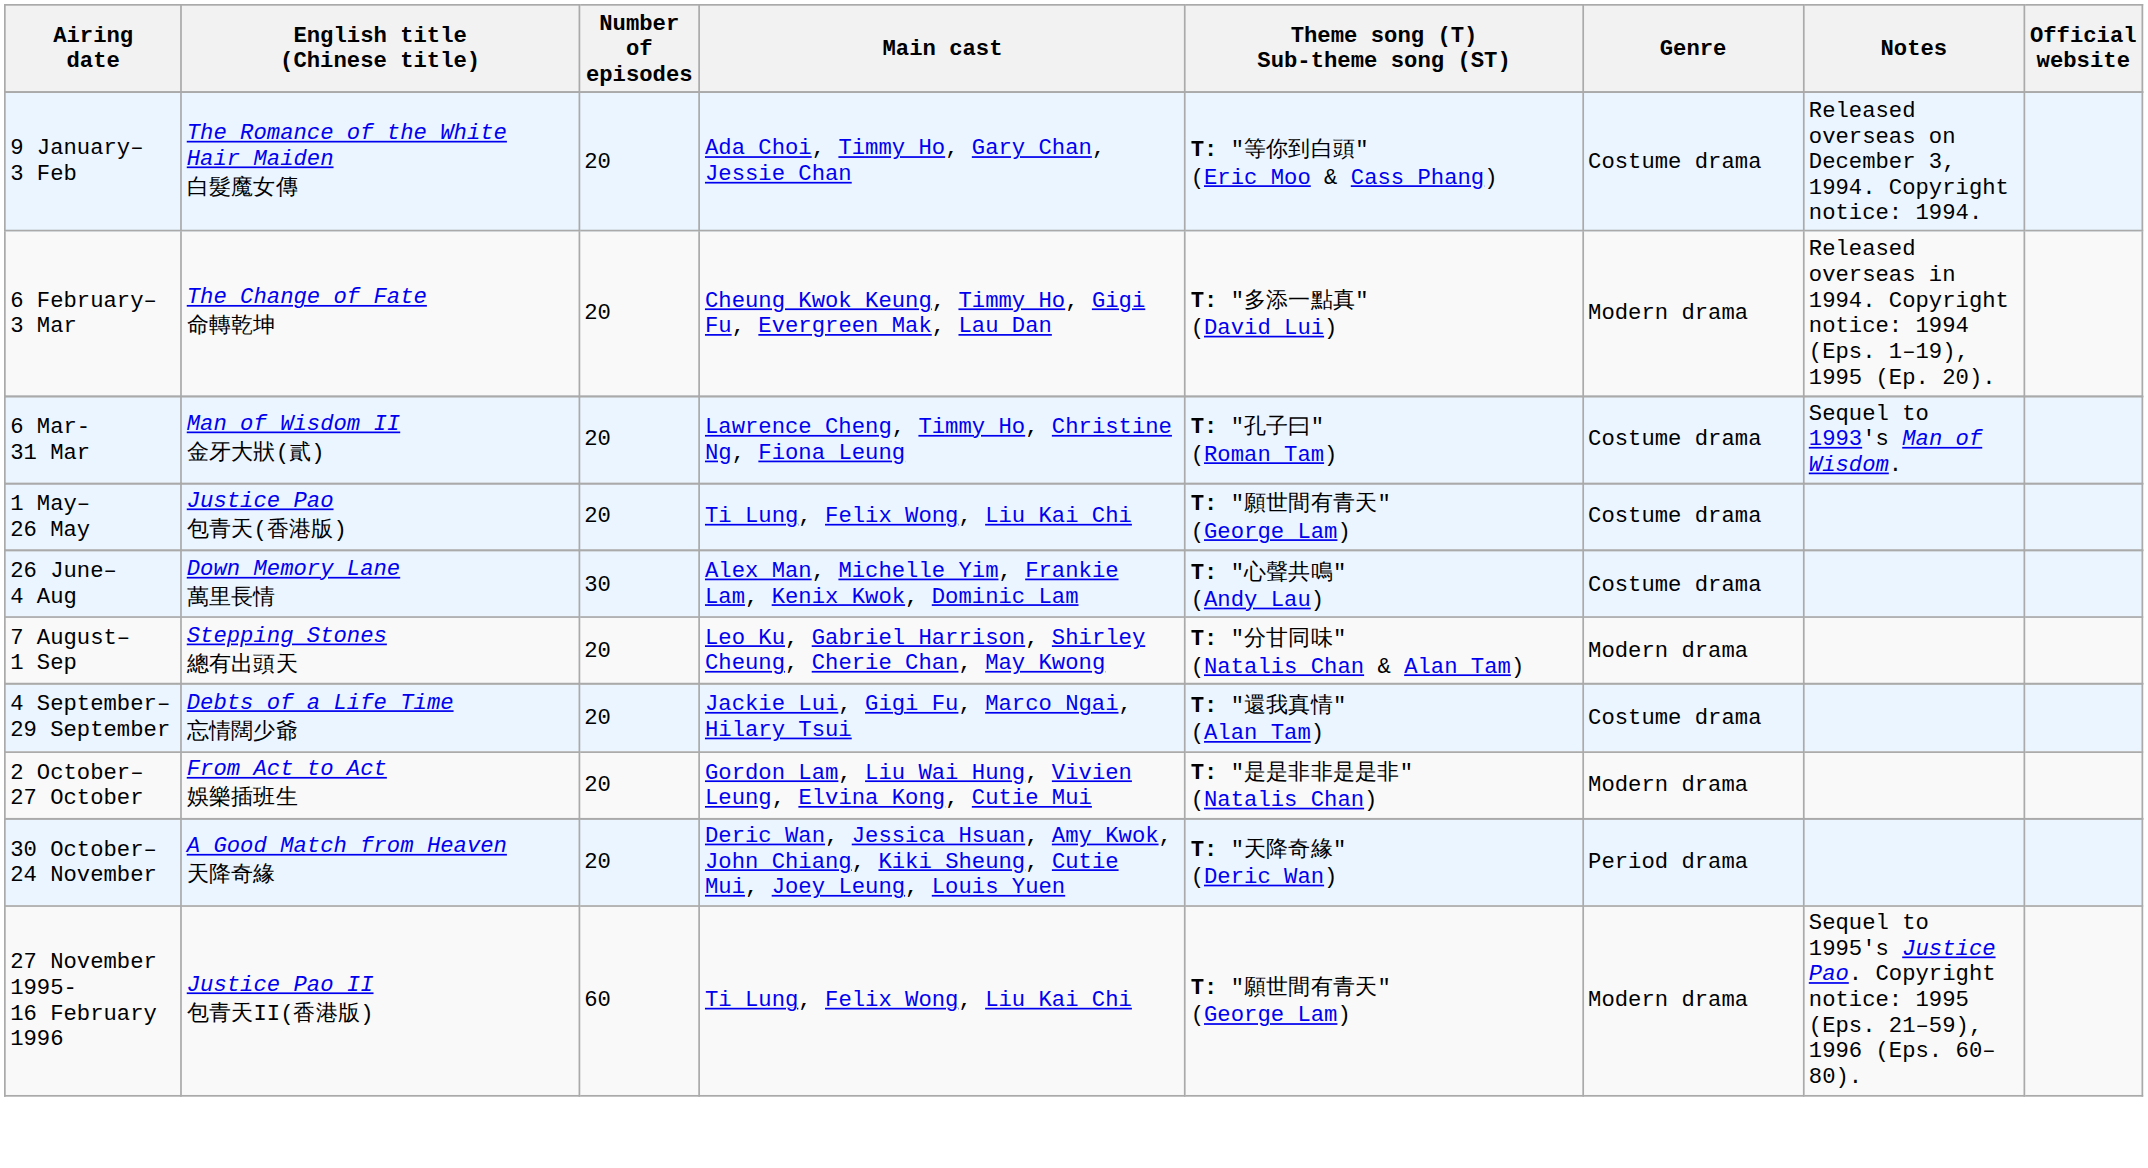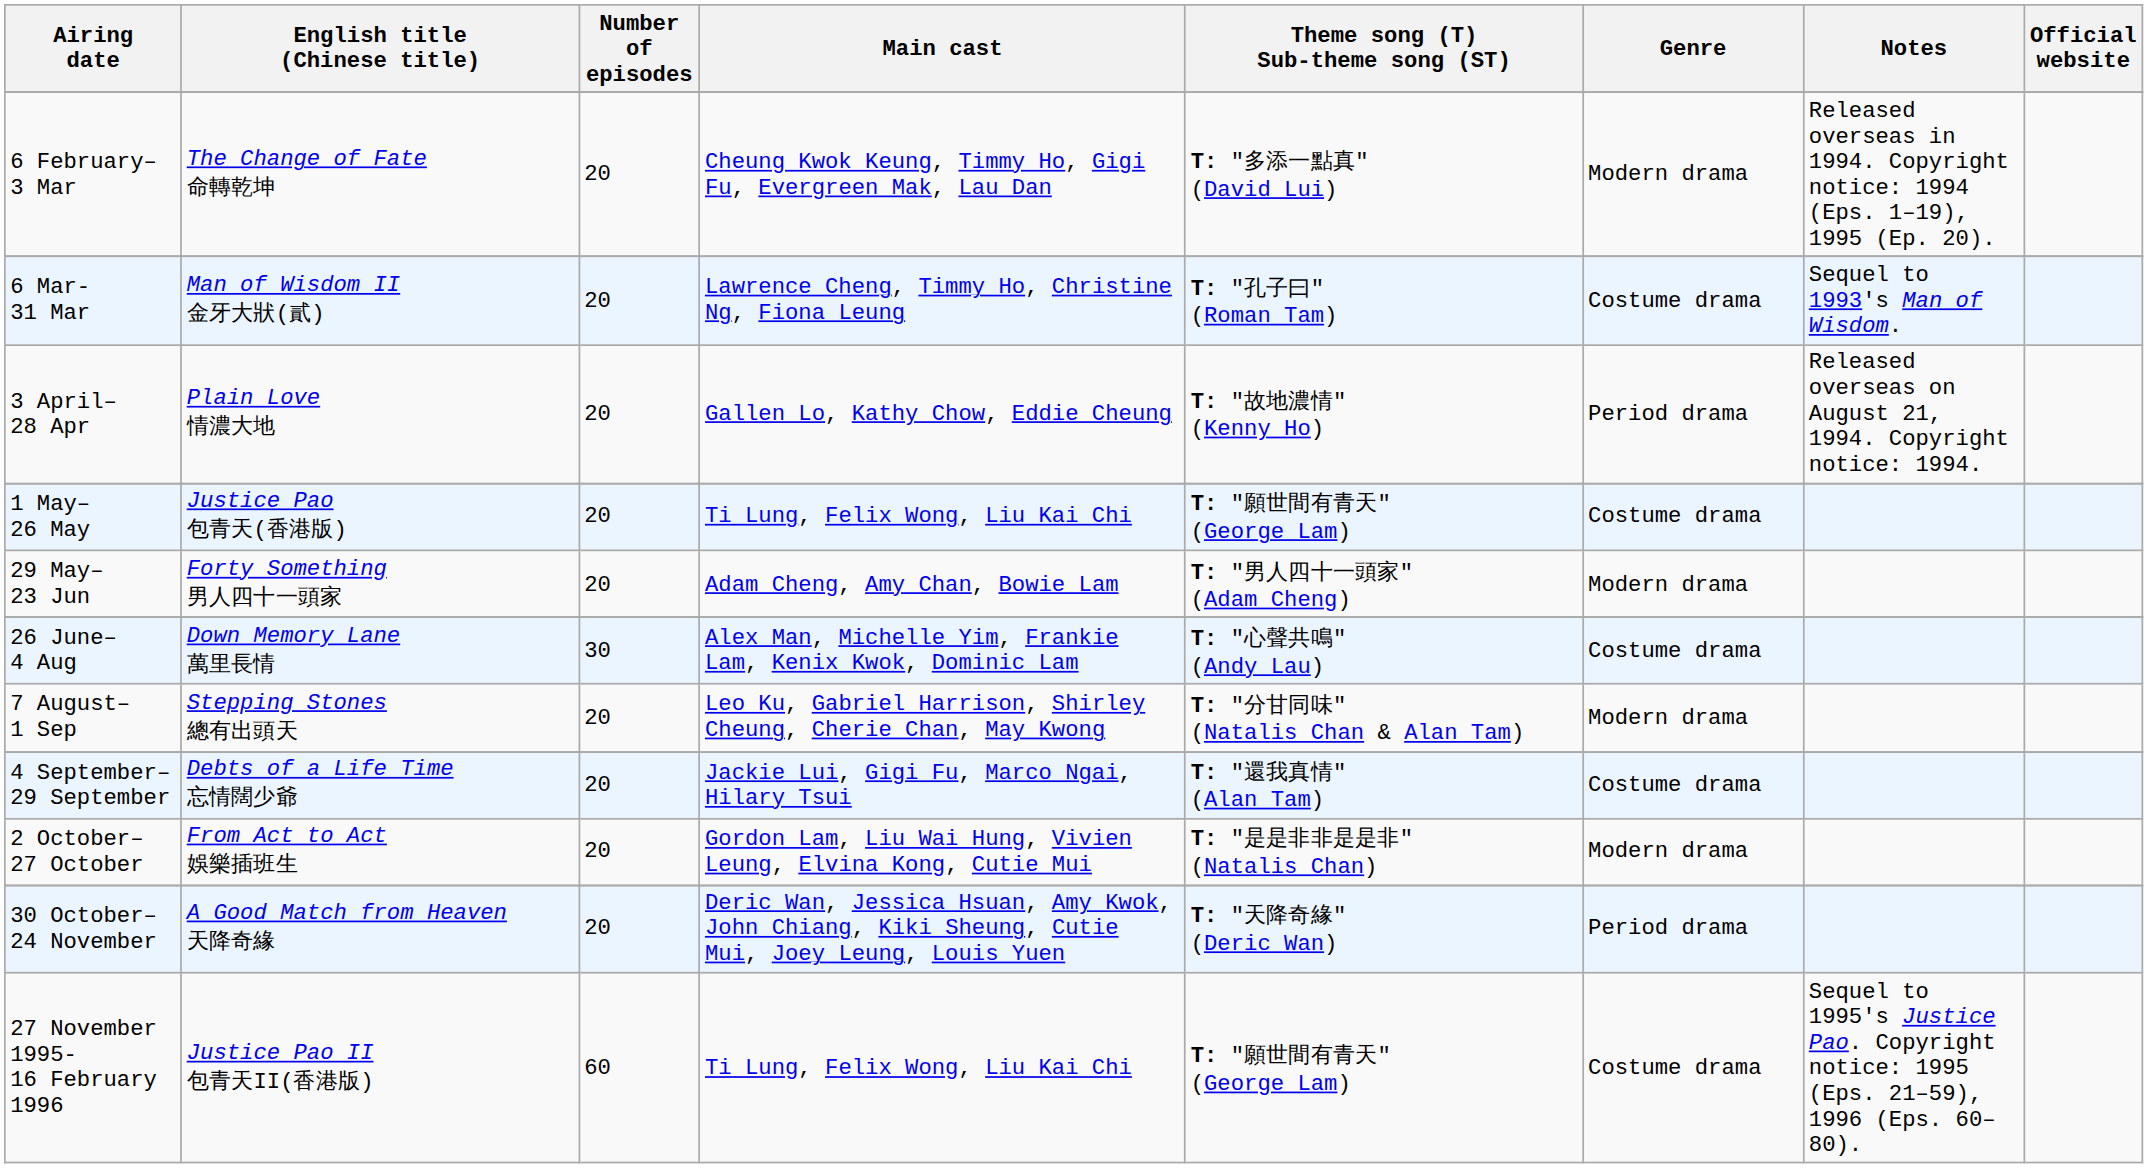- row: (77, 162)
+ row: (64, 414)
+ row: (57, 584)
(1668, 1001) Modern drama -> (1675, 1068) Costume drama
